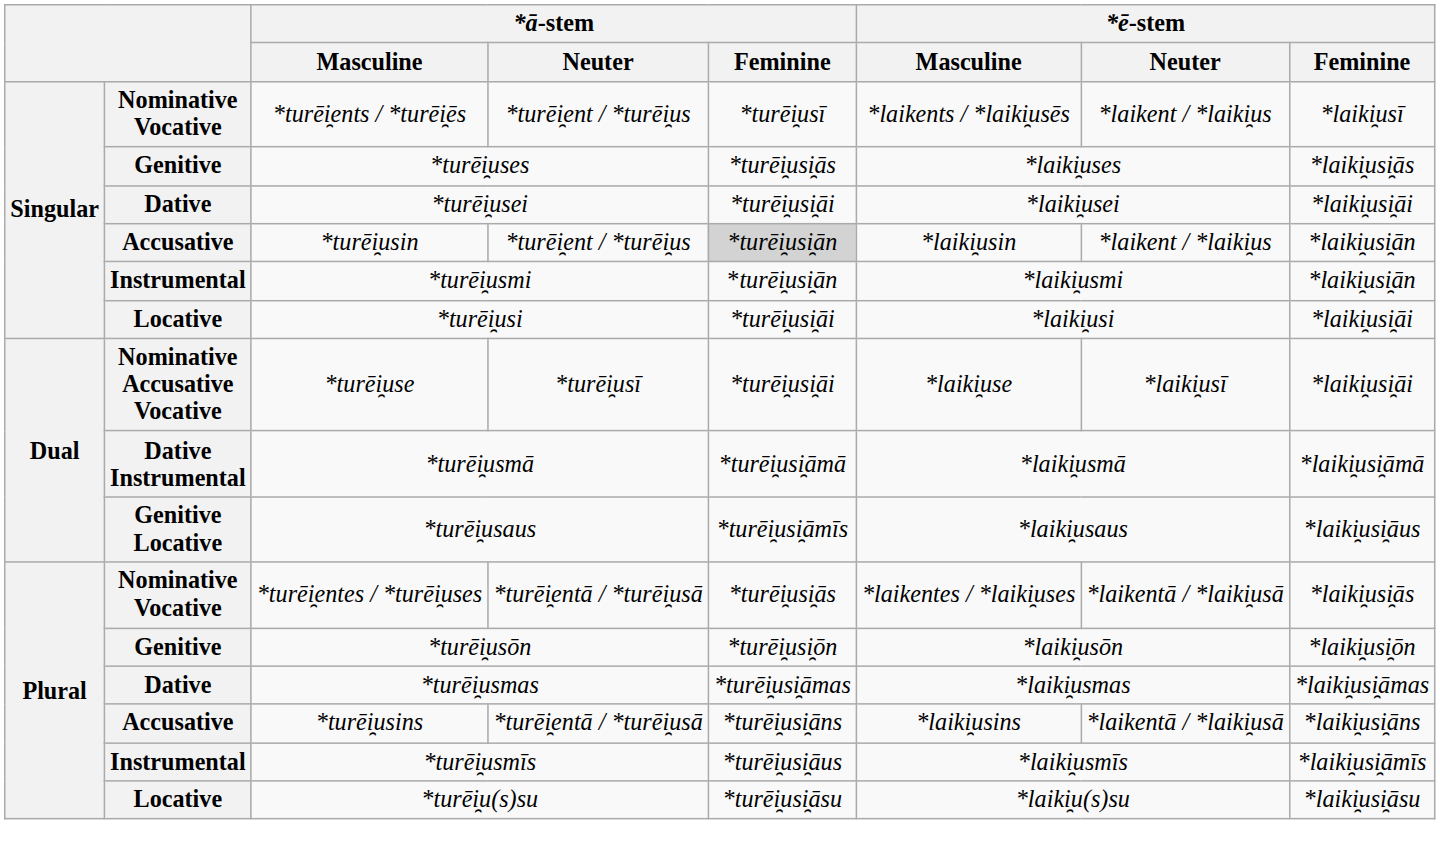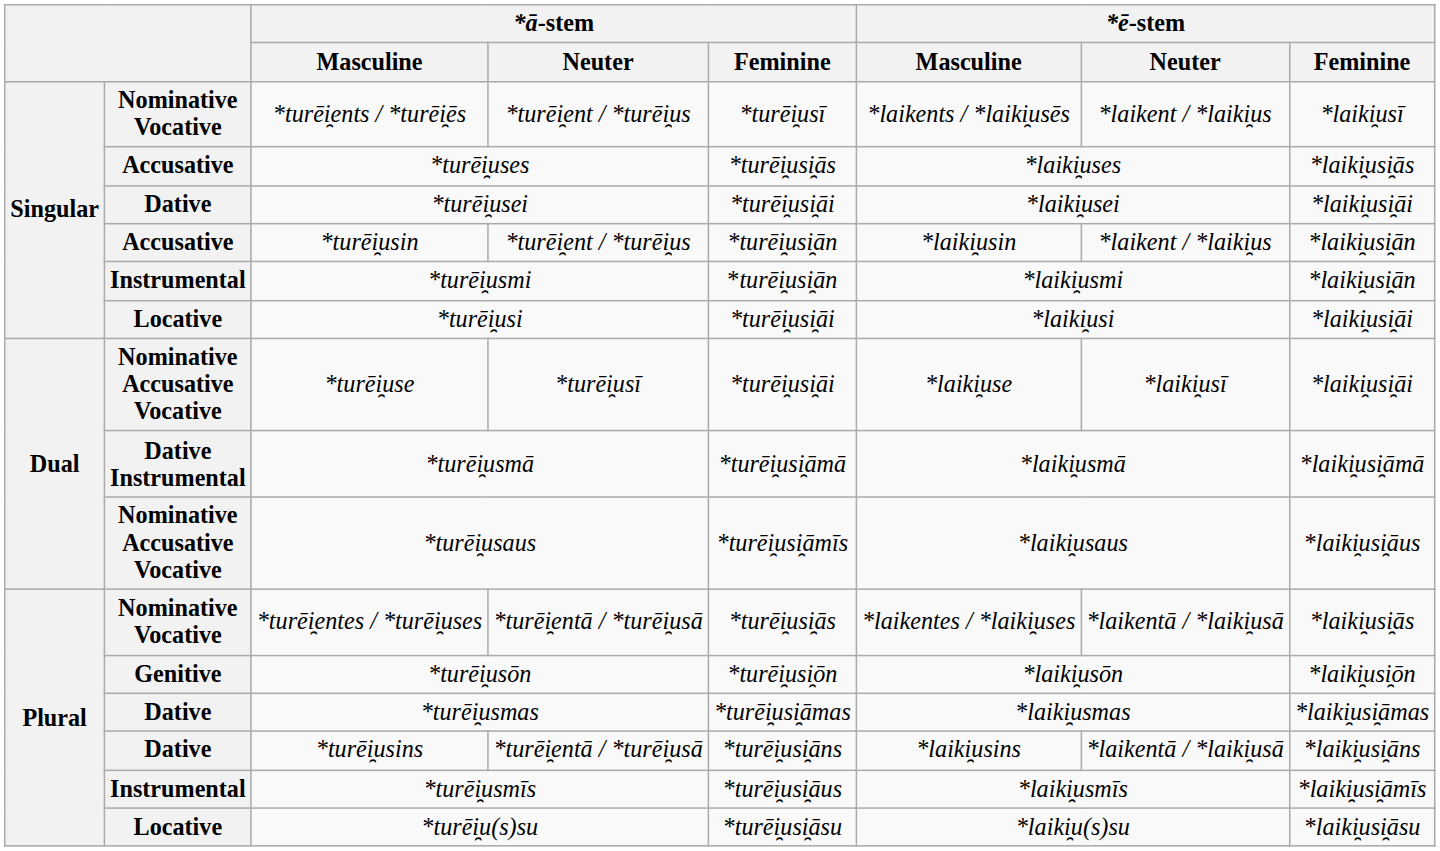(178, 165) Genitive -> (178, 165) Accusative
(782, 242) lightgrey background -> (782, 242) no background
(178, 529) Genitive Locative -> (178, 542) Nominative Accusative Vocative
(178, 723) Accusative -> (178, 750) Dative
